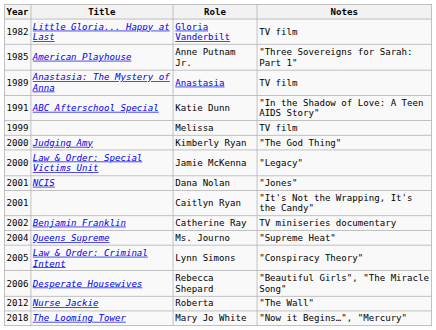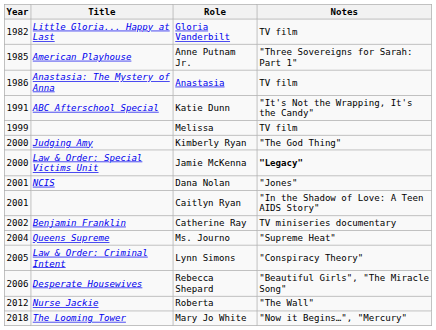(17, 83) 1989 -> (17, 83) 1986
(341, 108) "In the Shadow of Love: A Teen AIDS Story" -> (336, 108) "It's Not the Wrapping, It's the Candy"
(281, 163) normal -> (281, 163) bold
(336, 203) "It's Not the Wrapping, It's the Candy" -> (341, 203) "In the Shadow of Love: A Teen AIDS Story"
